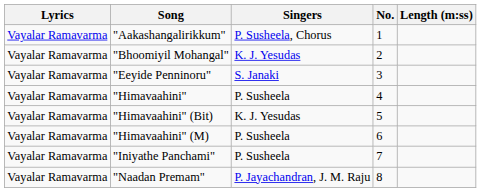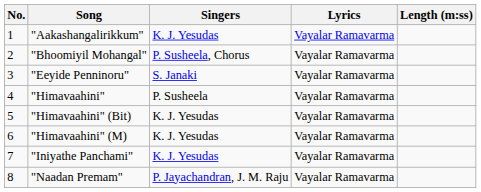columns swapped: (385, 14) <-> (57, 14)
(283, 35) P. Susheela, Chorus -> (185, 35) K. J. Yesudas
(267, 55) K. J. Yesudas -> (201, 55) P. Susheela, Chorus
(262, 136) P. Susheela -> (185, 136) K. J. Yesudas
(262, 156) P. Susheela -> (185, 156) K. J. Yesudas
